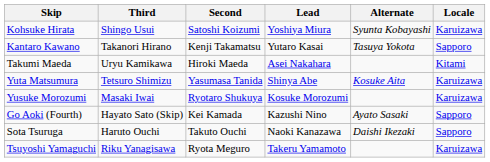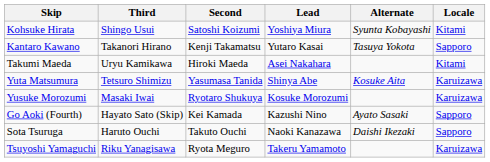(459, 30) Karuizawa -> (451, 30) Kitami
